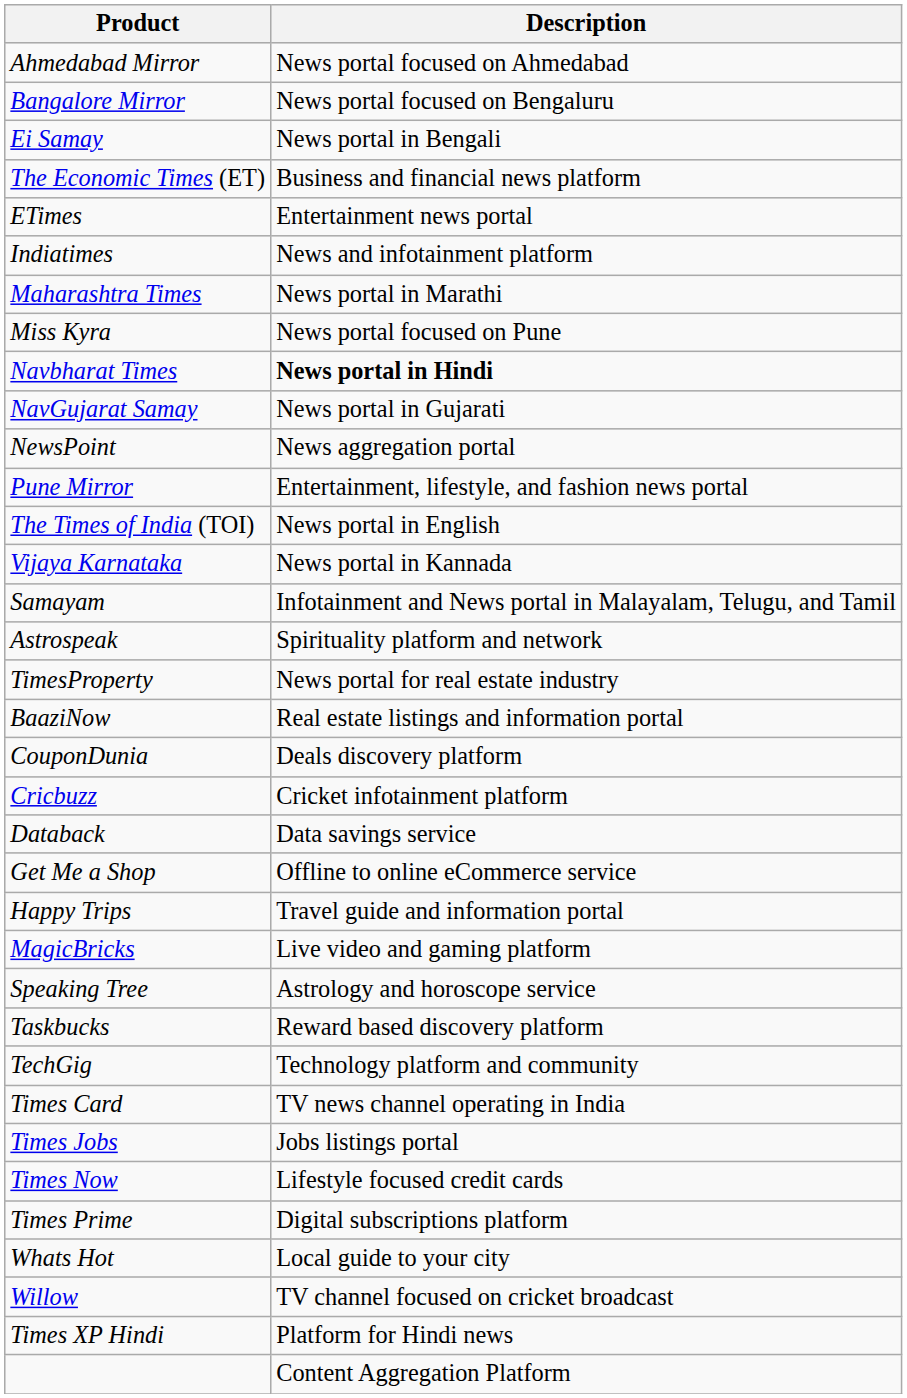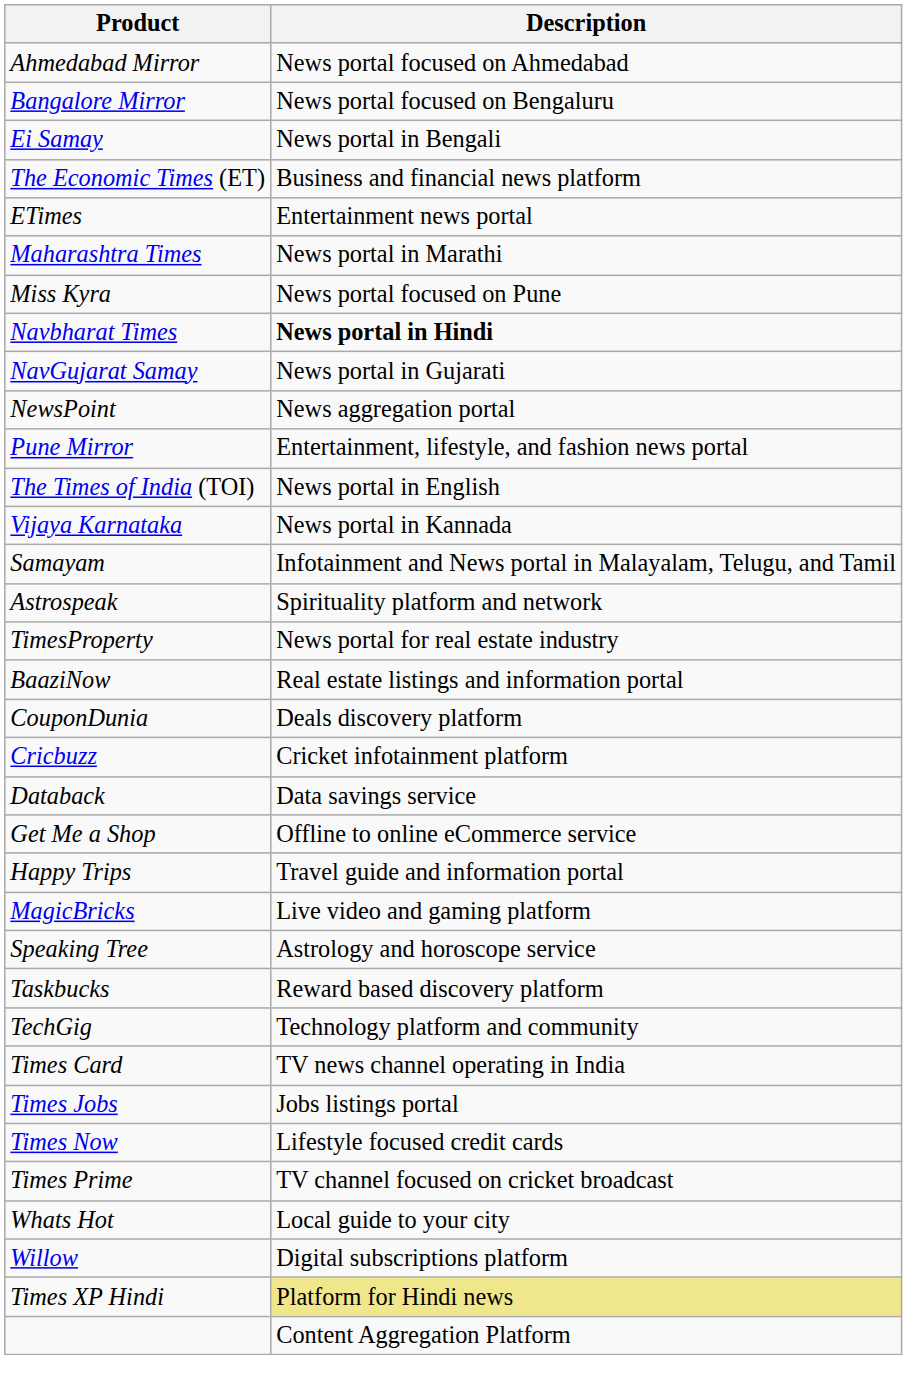- row: (62, 255)
(422, 1219) Digital subscriptions platform -> (475, 1180) TV channel focused on cricket broadcast
(475, 1296) TV channel focused on cricket broadcast -> (422, 1258) Digital subscriptions platform
(395, 1335) no background -> (395, 1296) khaki background
